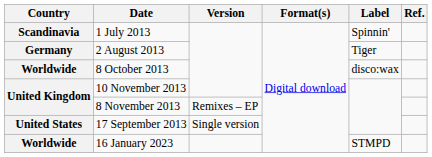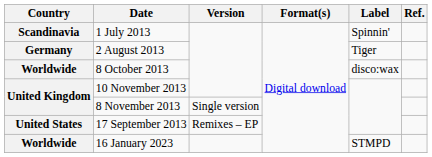(225, 106) Remixes – EP -> (226, 106) Single version
(226, 124) Single version -> (225, 124) Remixes – EP
